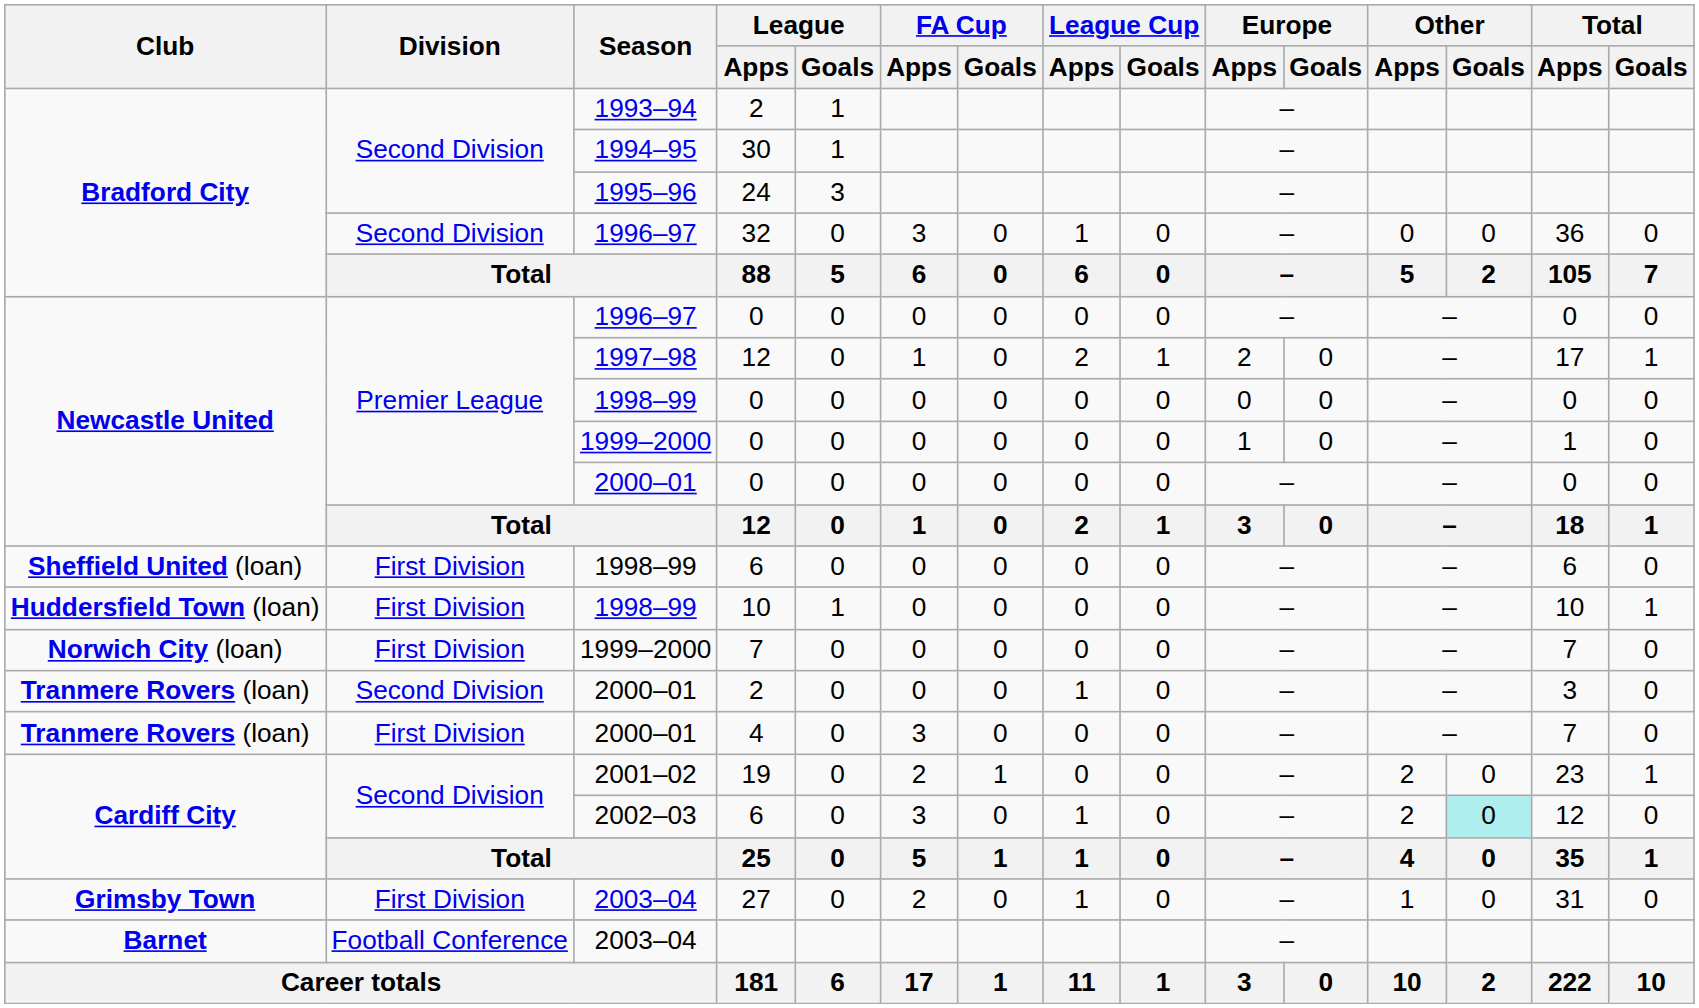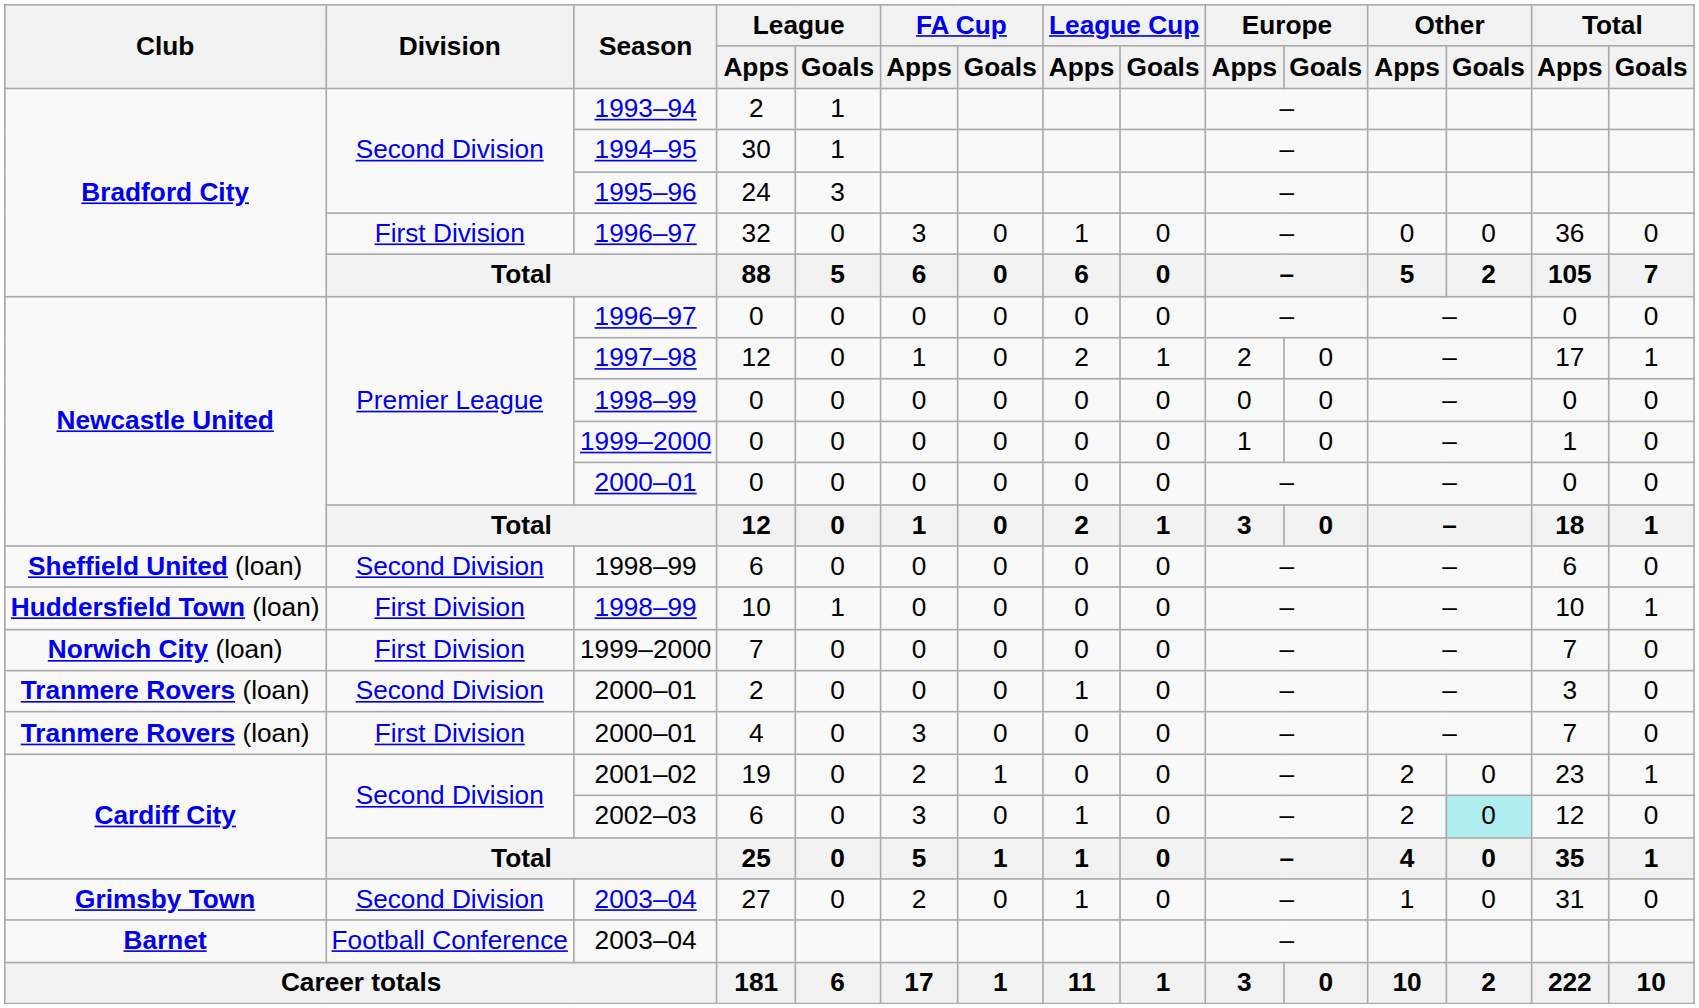(450, 233) Second Division -> (450, 233) First Division
(450, 566) First Division -> (450, 566) Second Division
(450, 899) First Division -> (450, 899) Second Division
